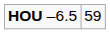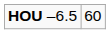(93, 16) 59 -> (93, 16) 60
